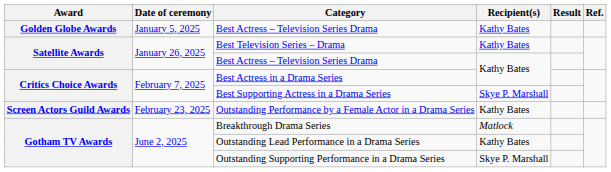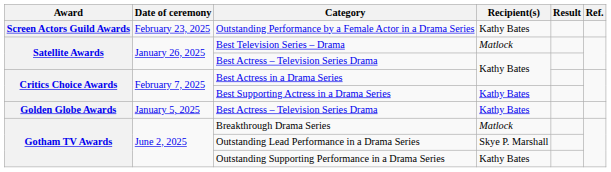rows swapped: (68, 28) <-> (68, 110)
(504, 45) Kathy Bates -> (496, 45) Matlock
(514, 93) Skye P. Marshall -> (504, 93) Kathy Bates
(504, 142) Kathy Bates -> (514, 142) Skye P. Marshall
(514, 158) Skye P. Marshall -> (504, 158) Kathy Bates
